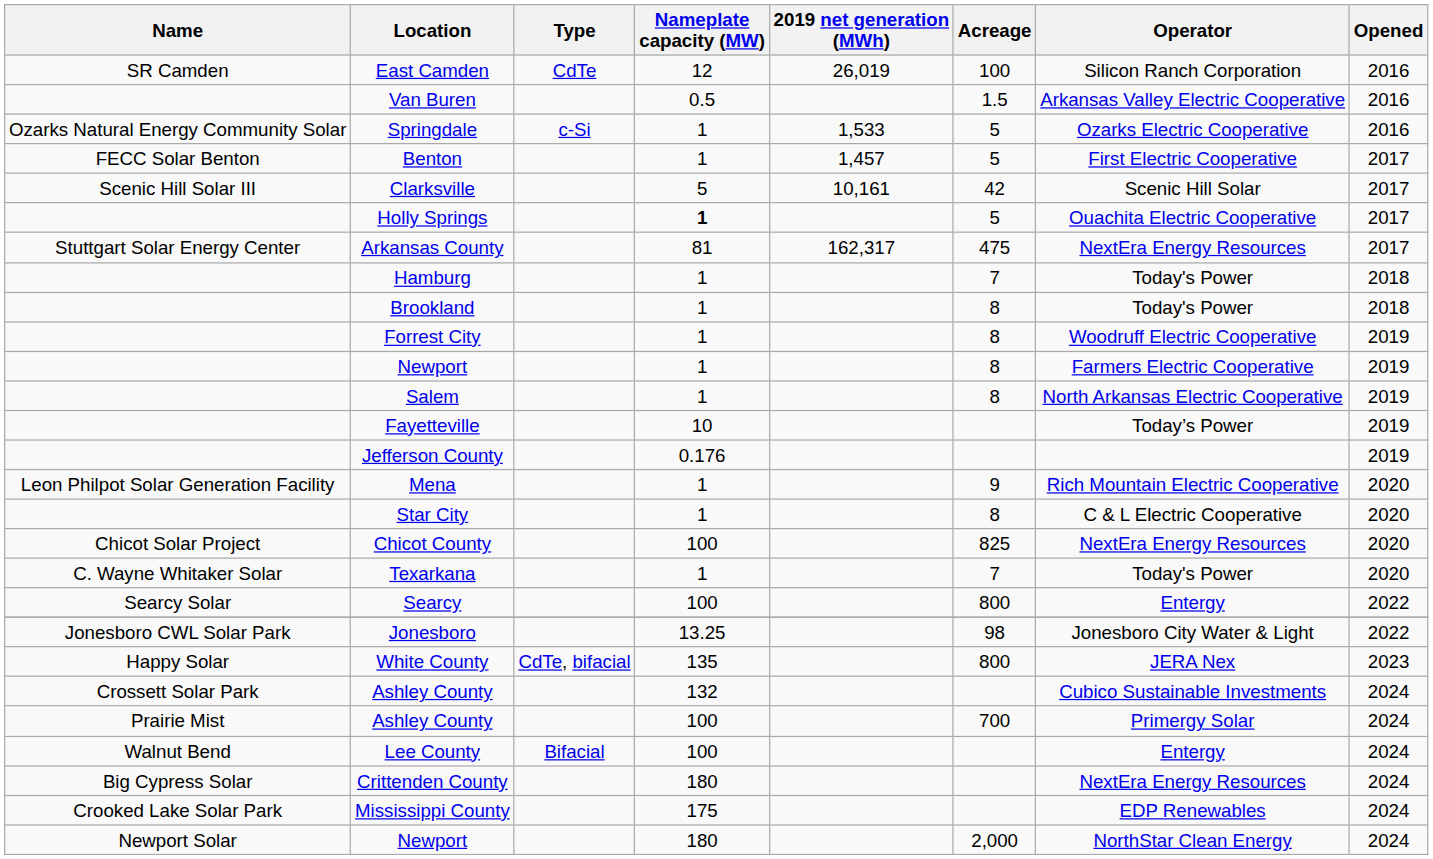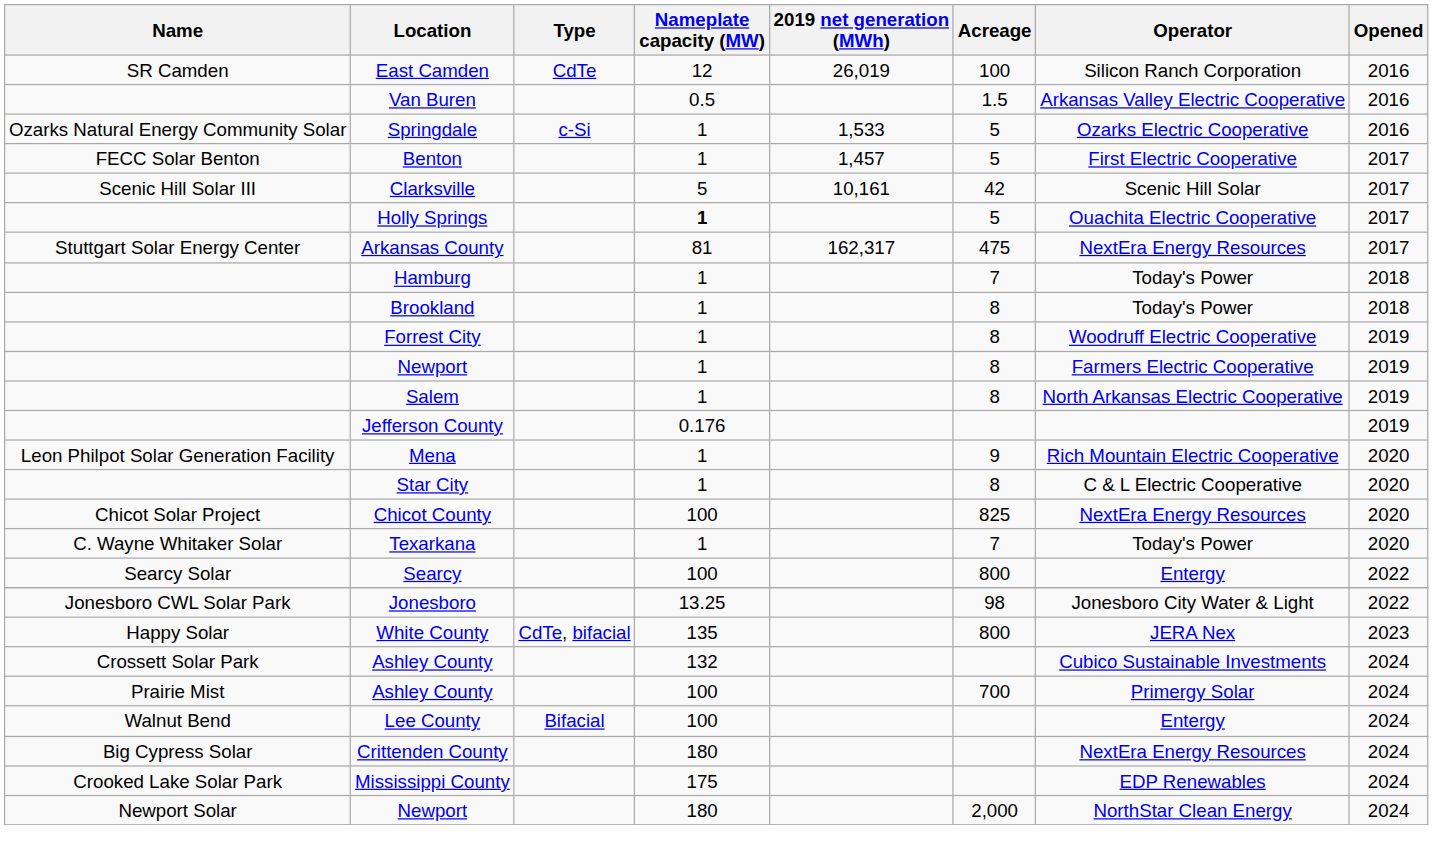- row: (178, 425)
